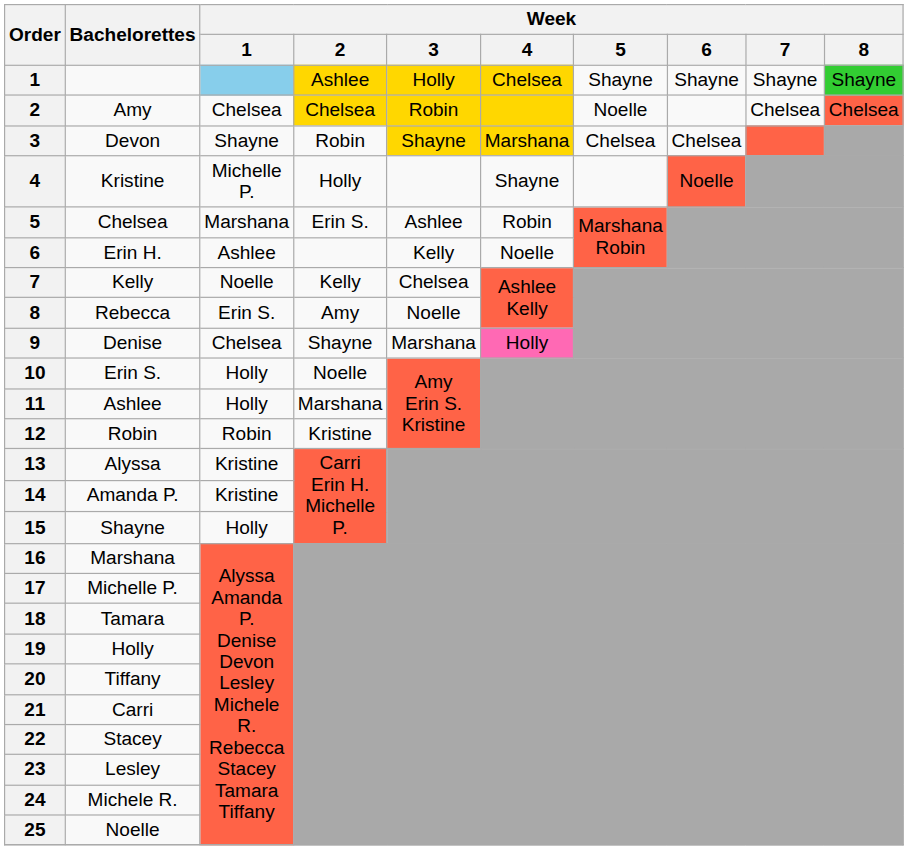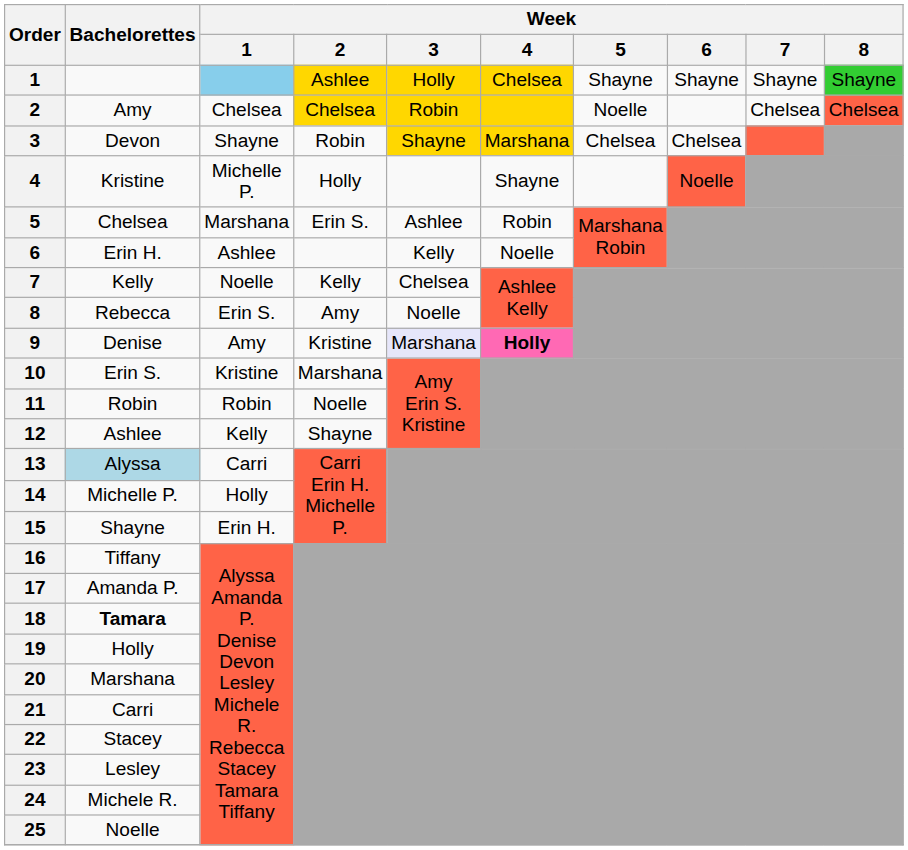(247, 342) Chelsea -> (247, 342) Amy
(340, 342) Shayne -> (340, 342) Kristine
(434, 342) no background -> (434, 342) lavender background
(527, 342) normal -> (527, 342) bold
(247, 373) Holly -> (247, 373) Kristine
(340, 373) Noelle -> (340, 373) Marshana
(133, 403) Ashlee -> (133, 403) Robin
(247, 403) Holly -> (247, 403) Robin
(340, 403) Marshana -> (340, 403) Noelle
(133, 433) Robin -> (133, 433) Ashlee
(247, 433) Robin -> (247, 433) Kelly
(340, 433) Kristine -> (340, 433) Shayne
(133, 464) no background -> (133, 464) lightblue background
(247, 464) Kristine -> (247, 464) Carri
(133, 495) Amanda P. -> (133, 495) Michelle P.
(247, 495) Kristine -> (247, 495) Holly
(247, 527) Holly -> (247, 527) Erin H.
(133, 558) Marshana -> (133, 558) Tiffany
(133, 588) Michelle P. -> (133, 588) Amanda P.
(133, 618) normal -> (133, 618) bold
(133, 679) Tiffany -> (133, 679) Marshana
